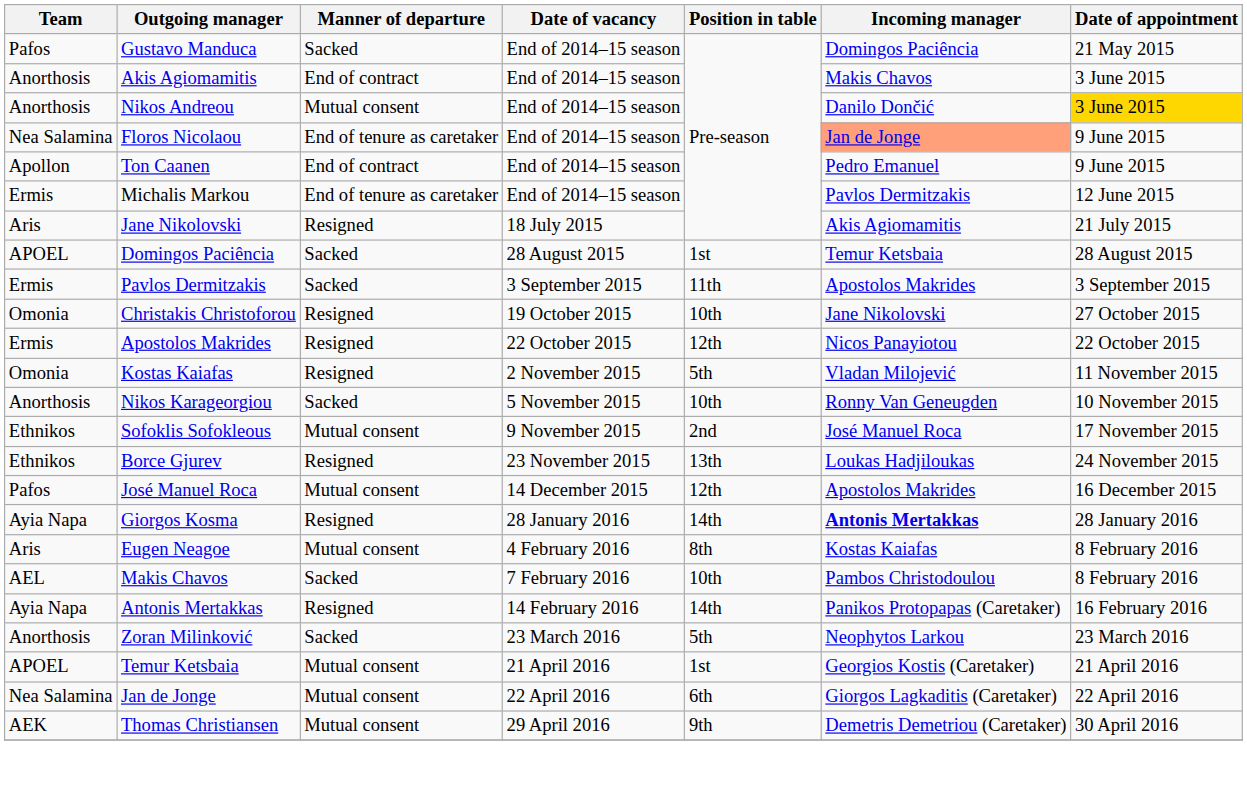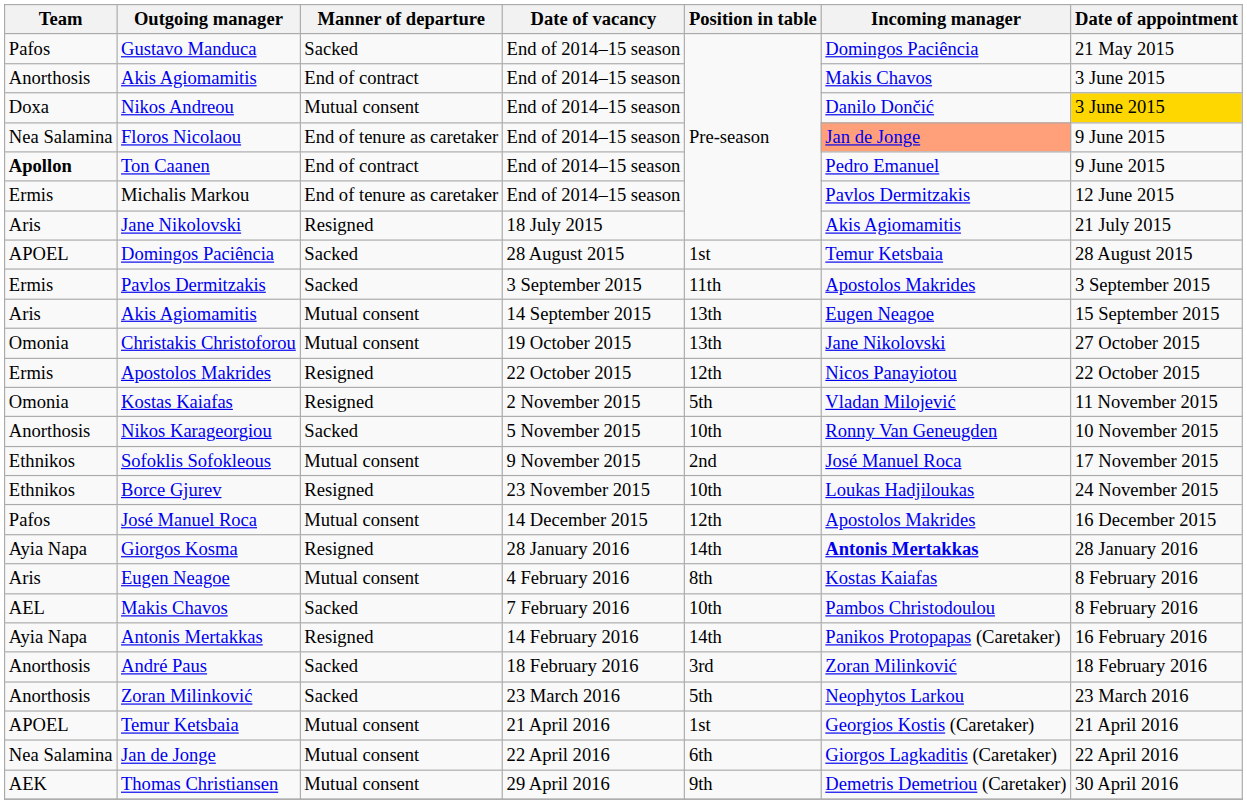(50, 107) Anorthosis -> (29, 107) Doxa
(39, 166) normal -> (40, 166) bold
+ row: (189, 313)
(339, 313) Resigned -> (362, 343) Mutual consent
(705, 313) 10th -> (705, 343) 13th
(705, 460) 13th -> (705, 490) 10th
+ row: (164, 666)
